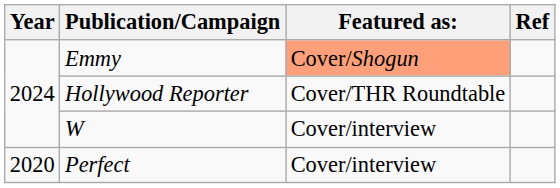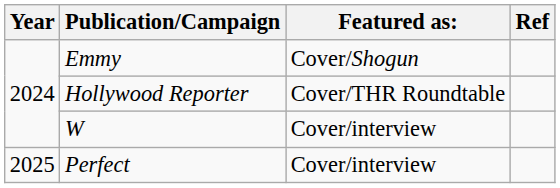(355, 57) lightsalmon background -> (355, 57) no background
(32, 164) 2020 -> (32, 164) 2025
